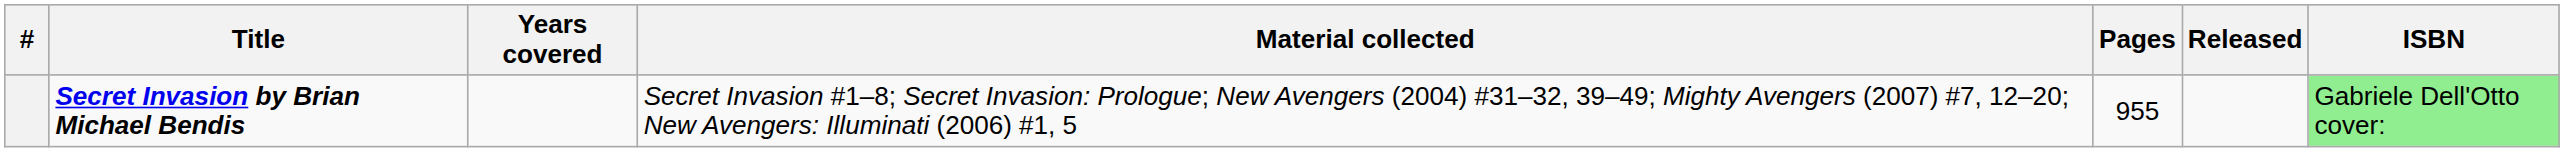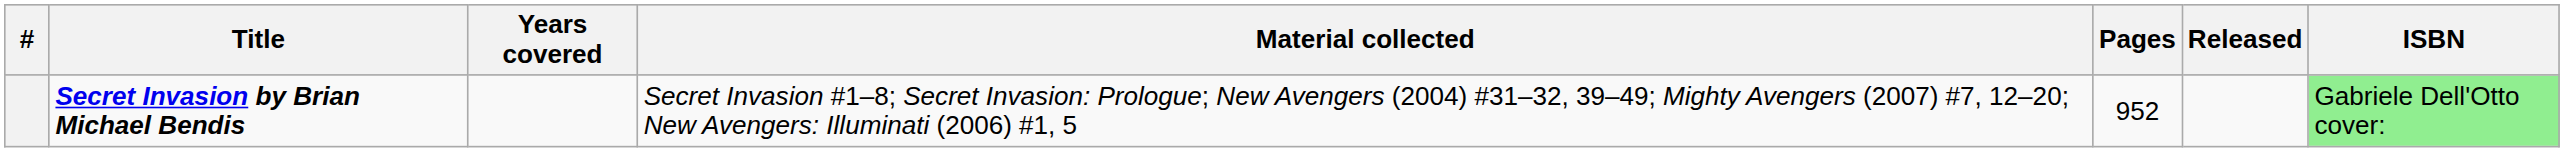(2137, 110) 955 -> (2137, 110) 952
